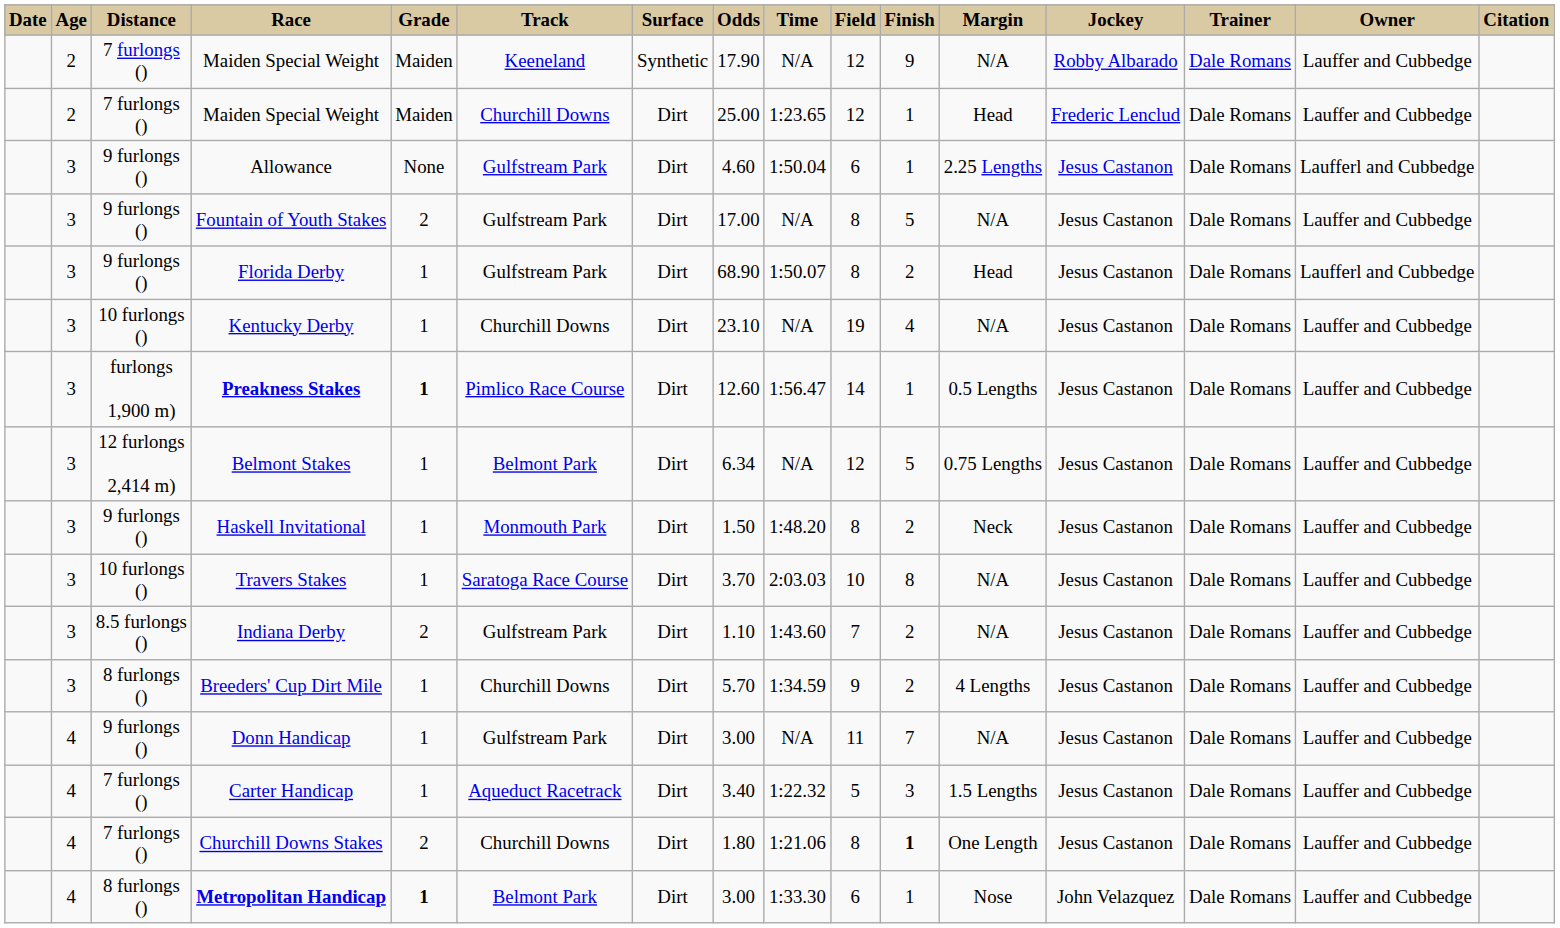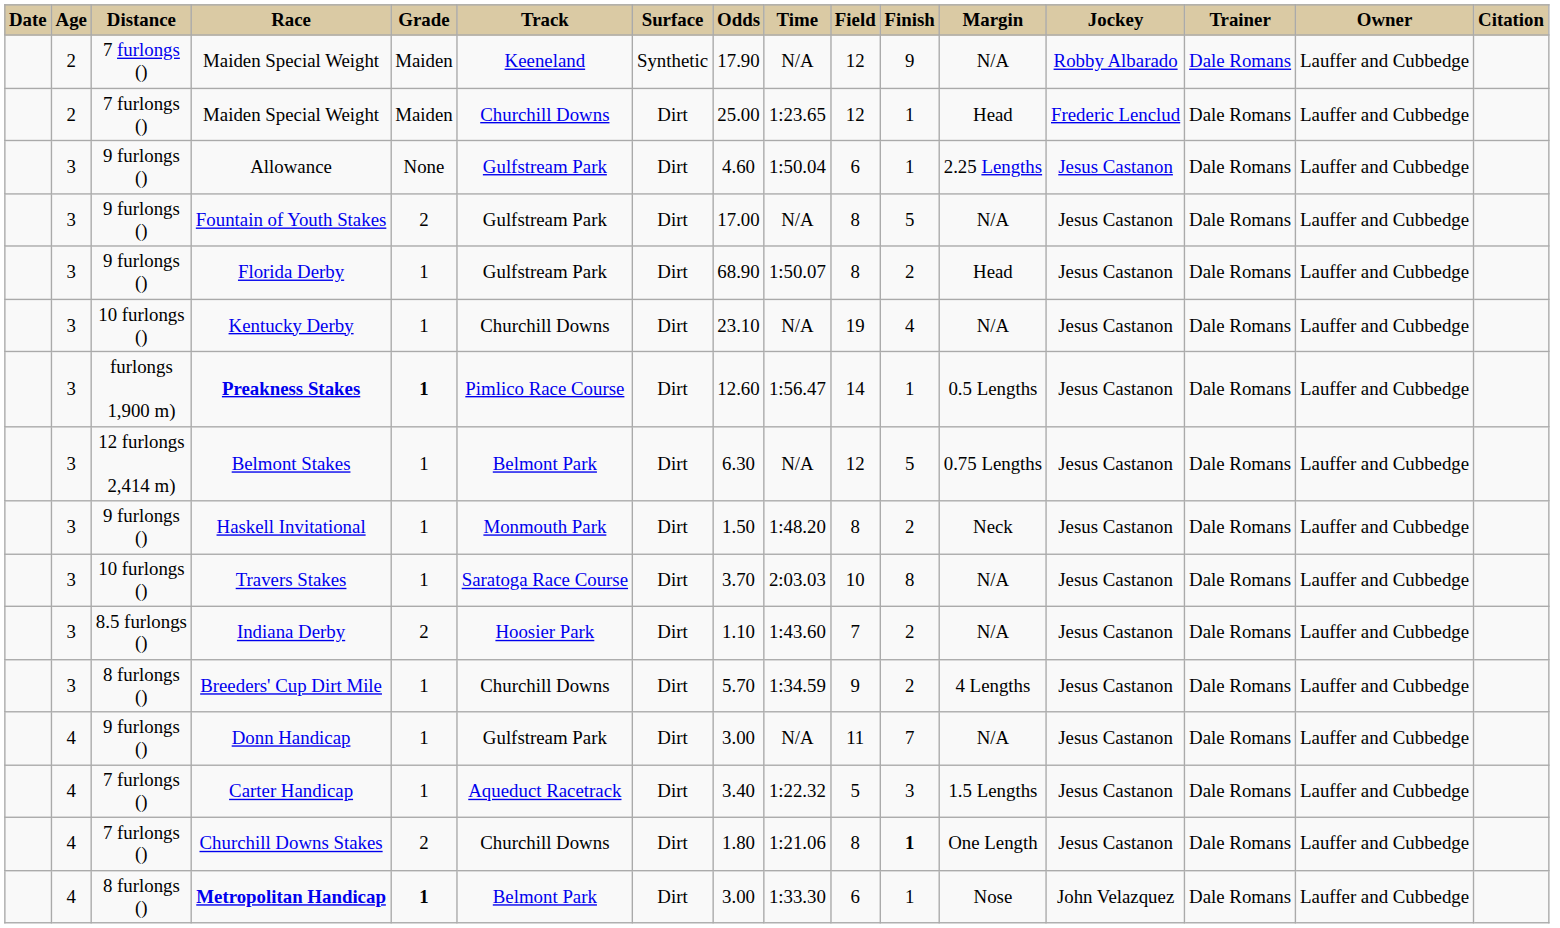(1387, 167) Laufferl and Cubbedge -> (1385, 167) Lauffer and Cubbedge
(1387, 272) Laufferl and Cubbedge -> (1385, 272) Lauffer and Cubbedge
(738, 463) 6.34 -> (738, 463) 6.30
(545, 632) Gulfstream Park -> (545, 632) Hoosier Park
